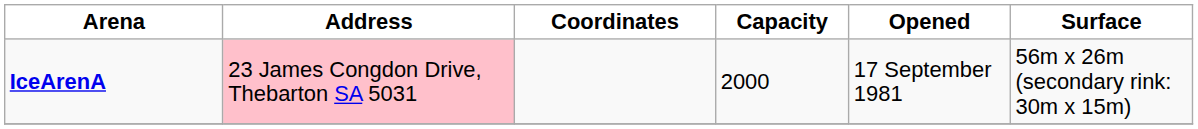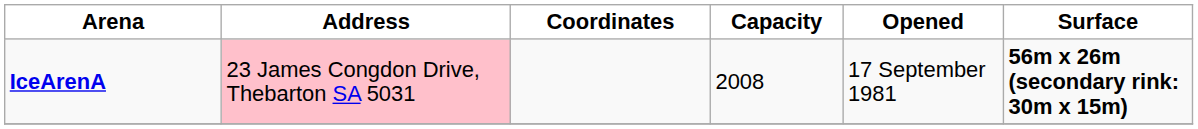(745, 81) 2000 -> (740, 81) 2008
(1093, 81) normal -> (1094, 81) bold
